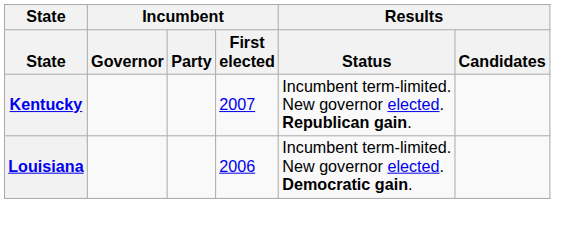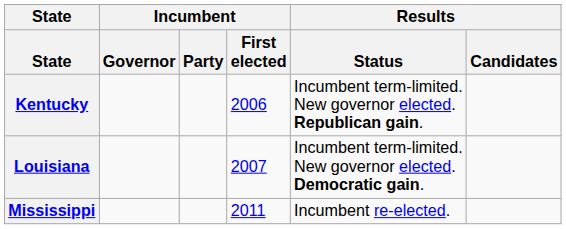(237, 104) 2007 -> (249, 104) 2006
(237, 166) 2006 -> (249, 166) 2007
+ row: (52, 210)
